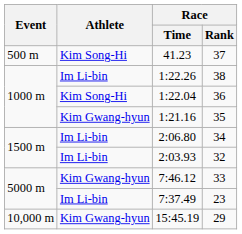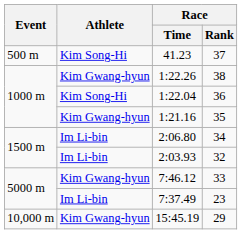(84, 76) Im Li-bin -> (105, 76) Kim Gwang-hyun
